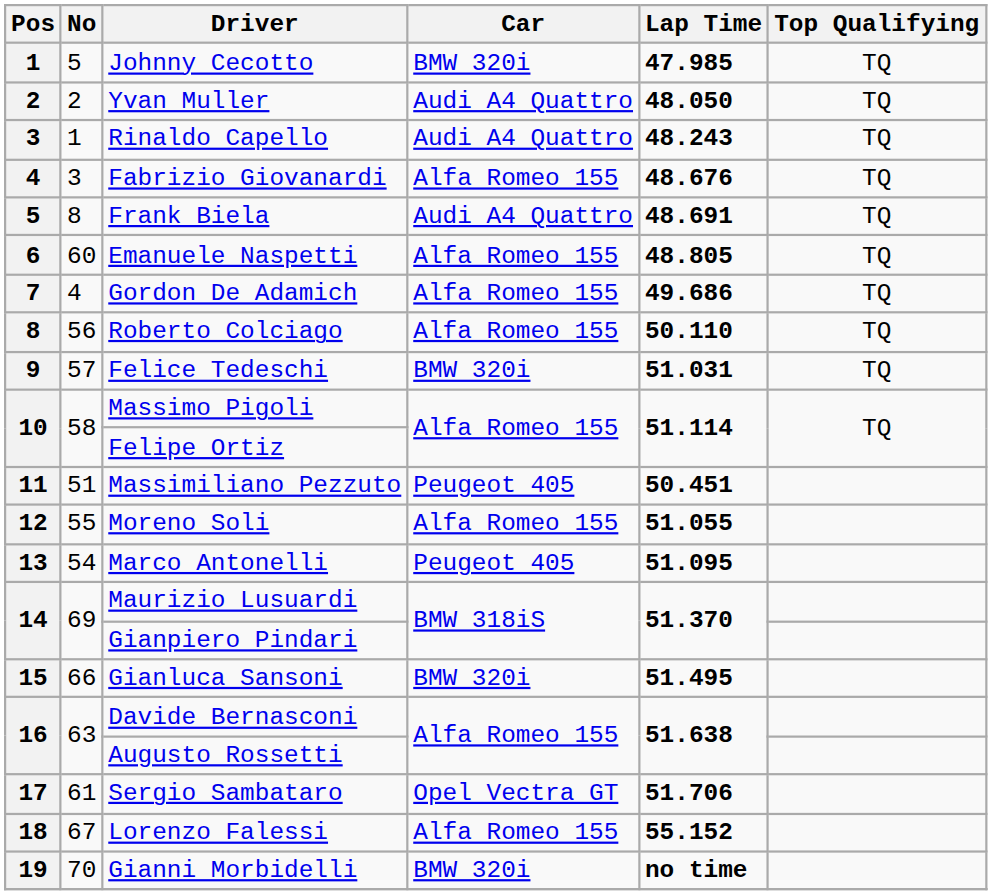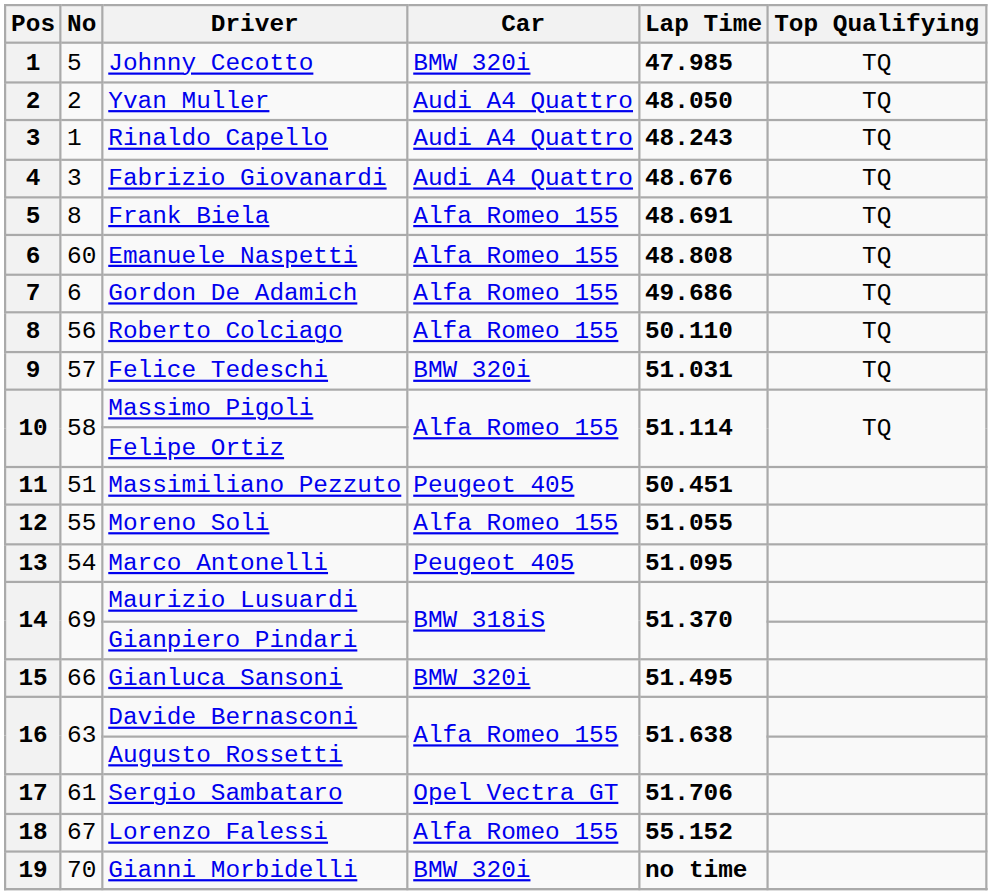(516, 178) Alfa Romeo 155 -> (523, 178) Audi A4 Quattro
(523, 217) Audi A4 Quattro -> (516, 217) Alfa Romeo 155
(689, 255) 48.805 -> (689, 255) 48.808
(74, 294) 4 -> (74, 294) 6
